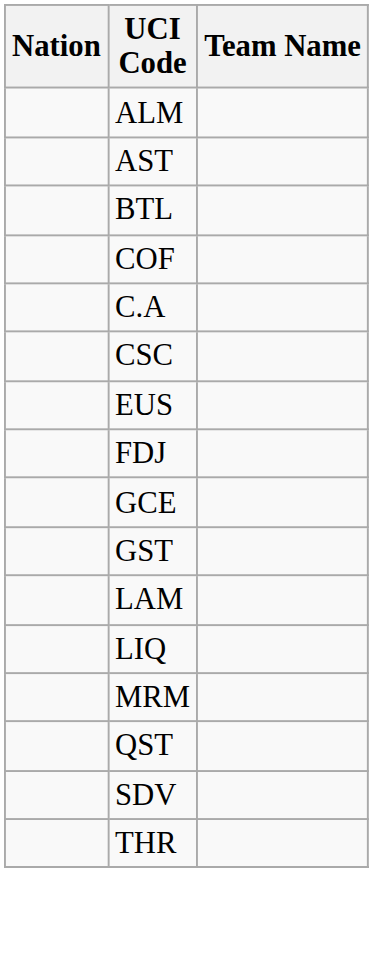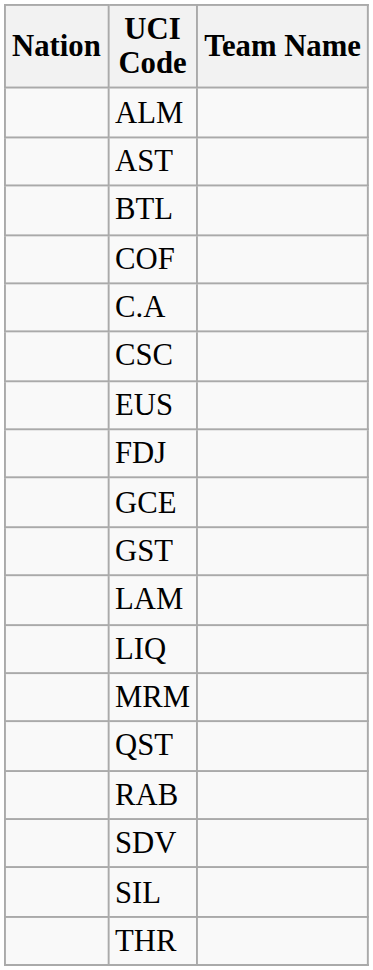+ row: (147, 794)
+ row: (138, 891)
